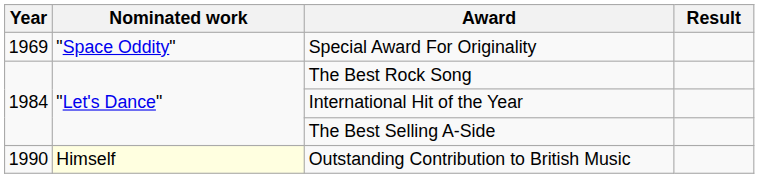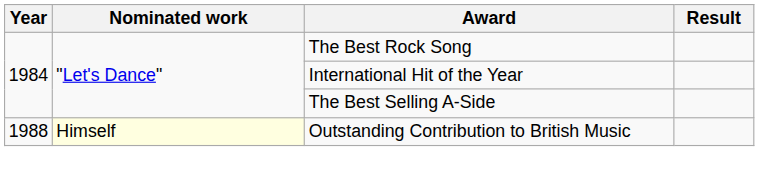- row: (423, 46)
(28, 159) 1990 -> (28, 131) 1988
